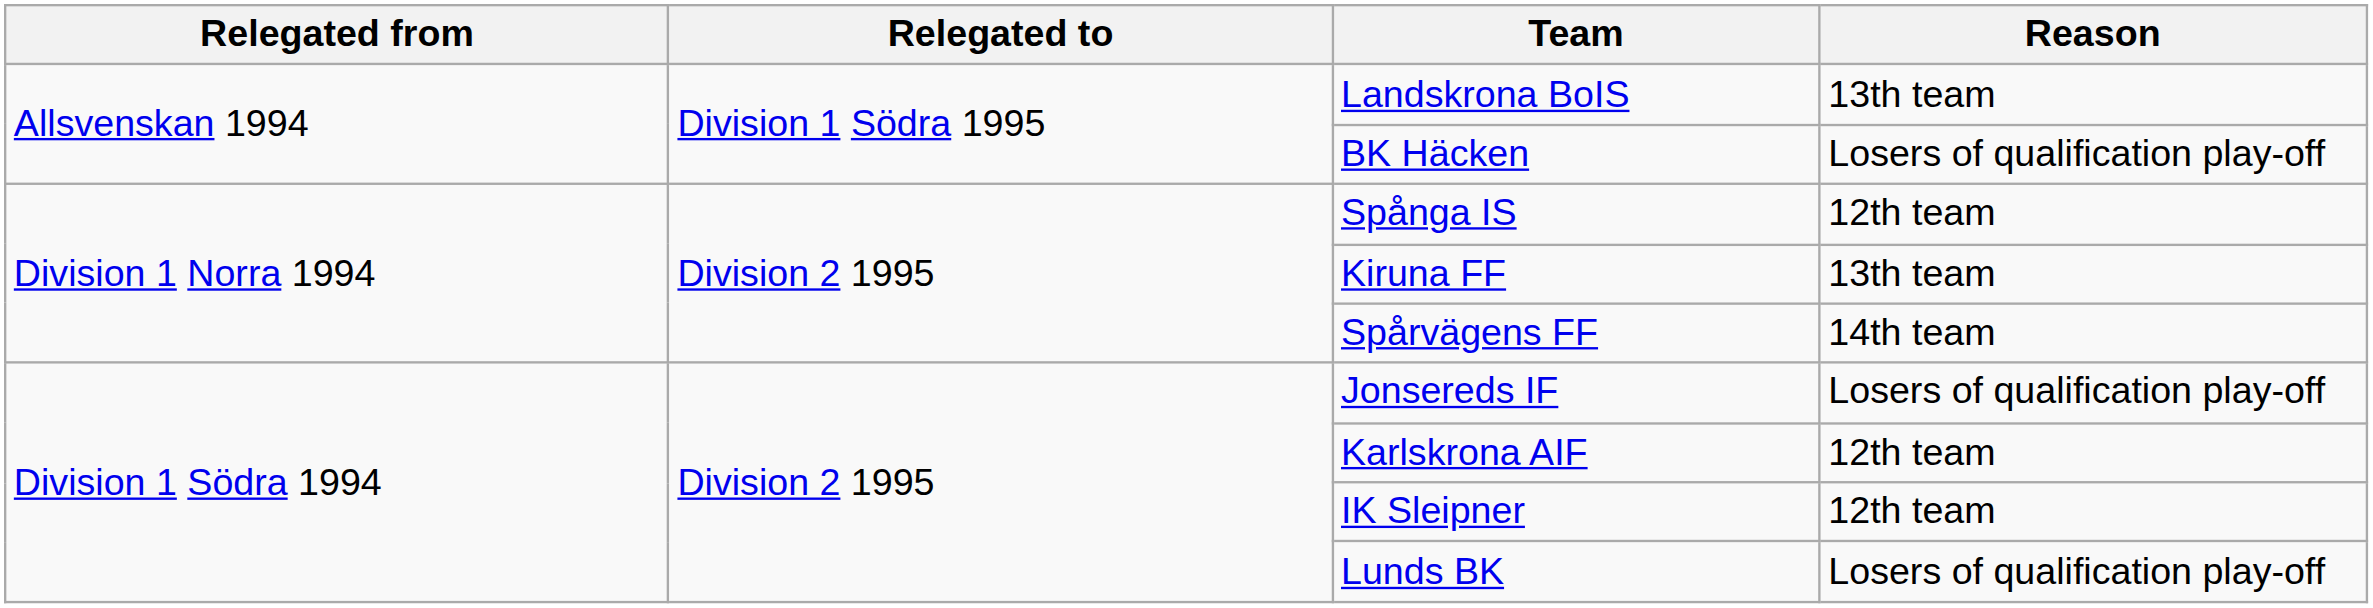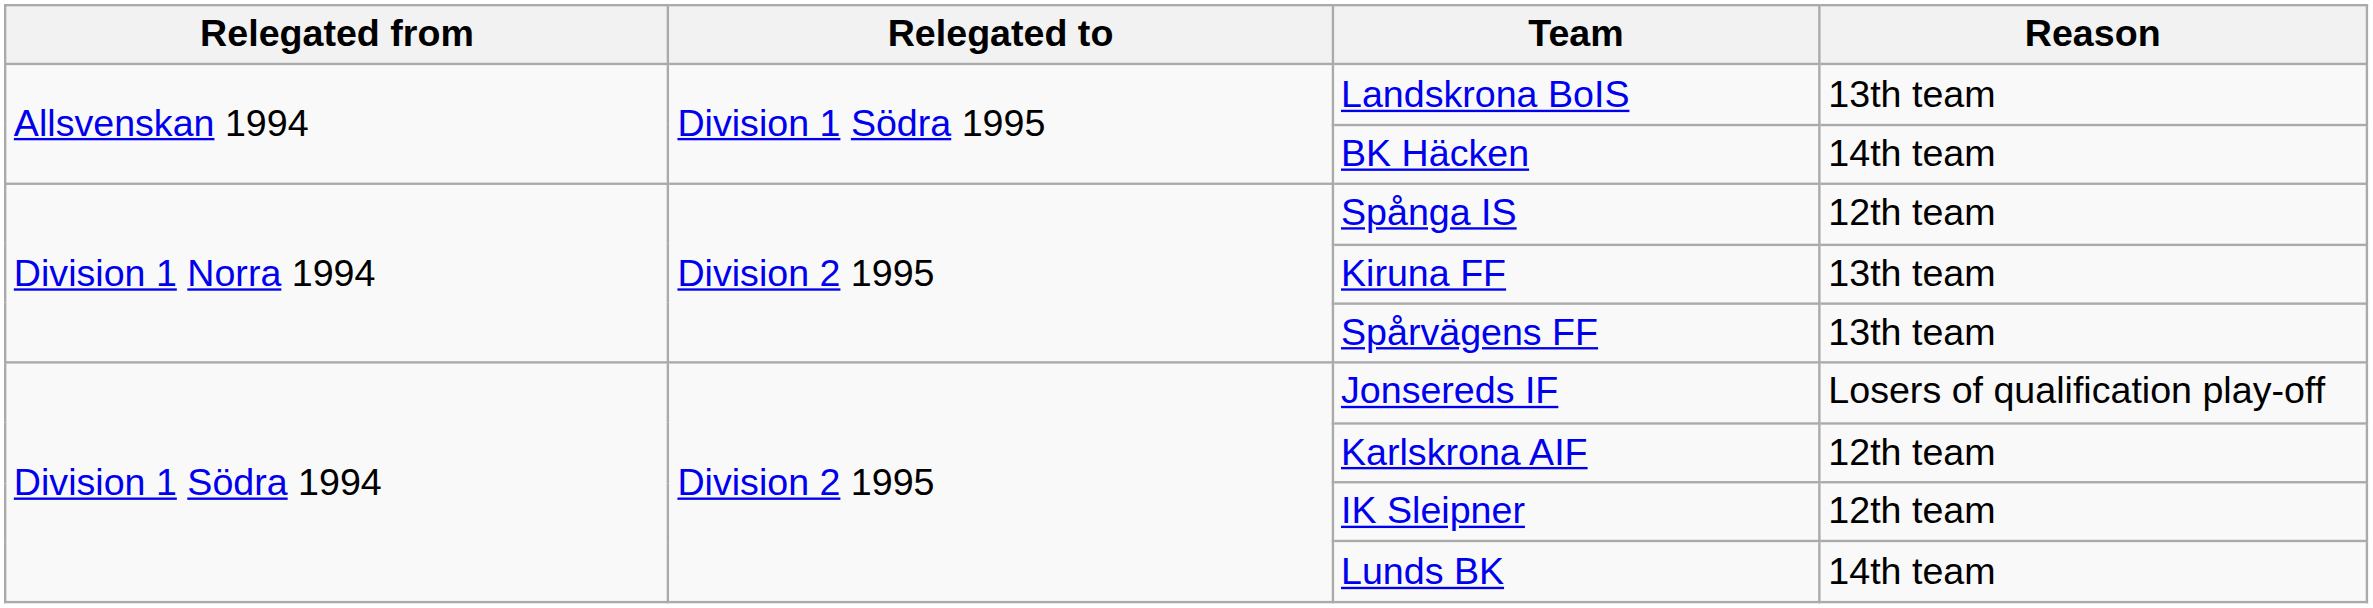(2077, 153) Losers of qualification play-off -> (1912, 153) 14th team
(1912, 332) 14th team -> (1912, 332) 13th team
(2077, 570) Losers of qualification play-off -> (1912, 570) 14th team
